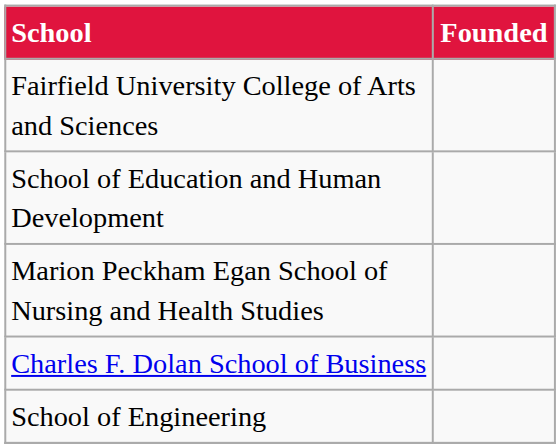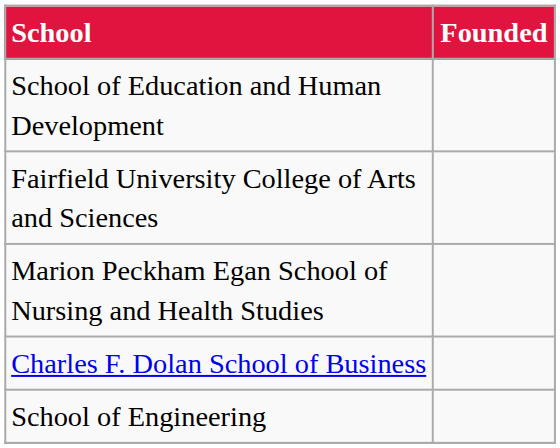rows swapped: (214, 106) <-> (196, 198)
